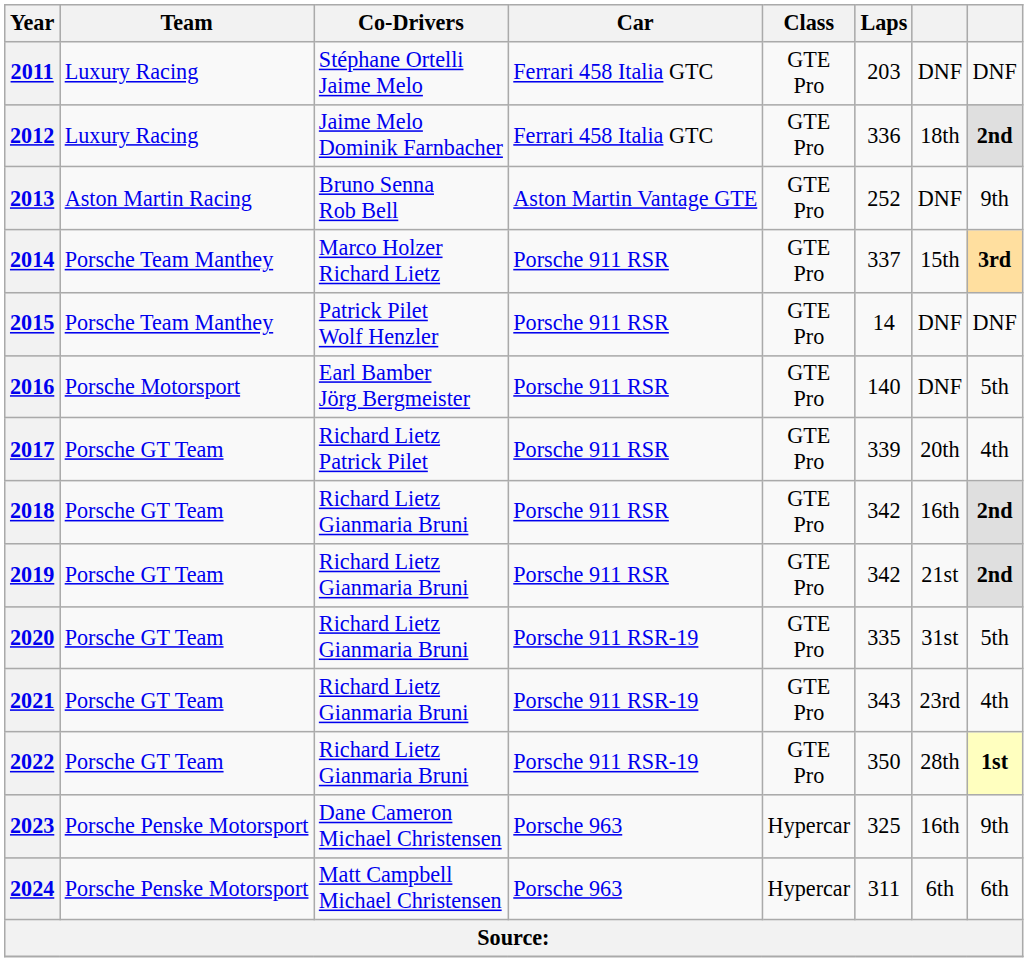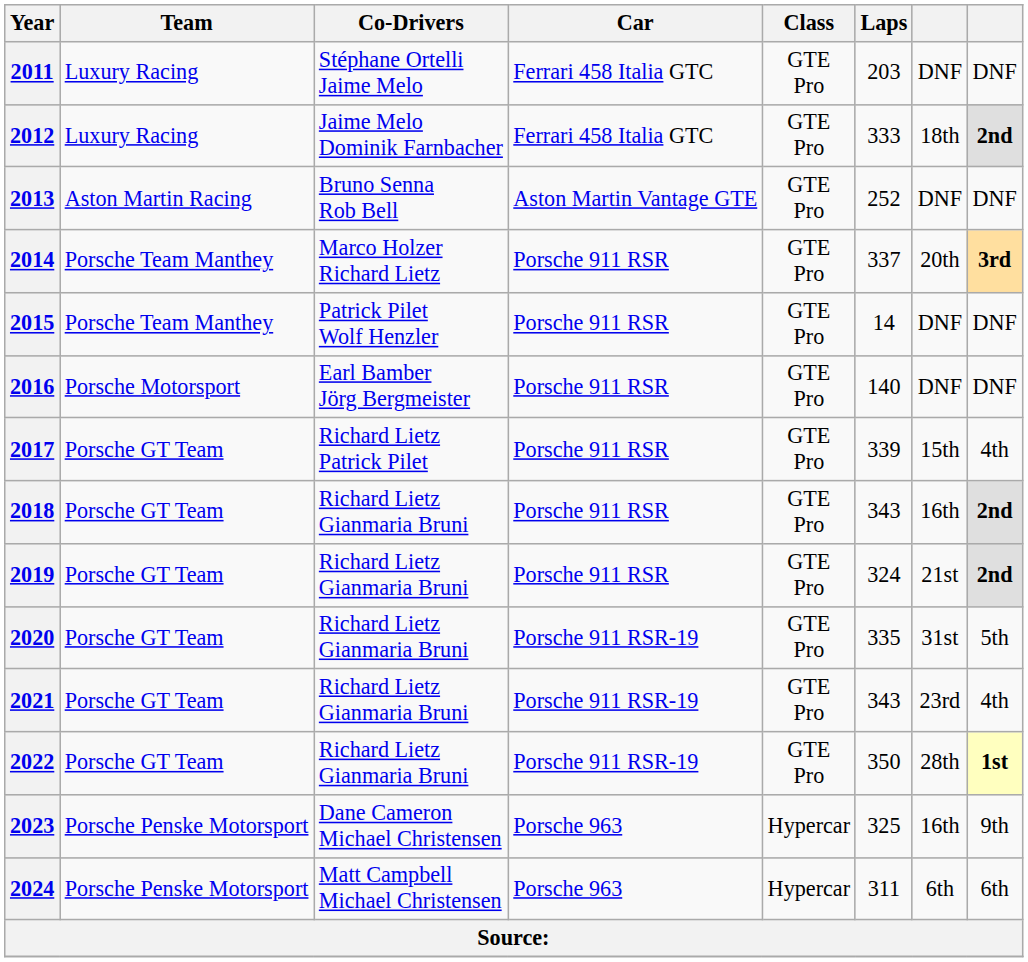(884, 135) 336 -> (884, 135) 333
(995, 198) 9th -> (995, 198) DNF
(940, 261) 15th -> (940, 261) 20th
(995, 386) 5th -> (995, 386) DNF
(940, 449) 20th -> (940, 449) 15th
(884, 512) 342 -> (884, 512) 343
(884, 574) 342 -> (884, 574) 324
